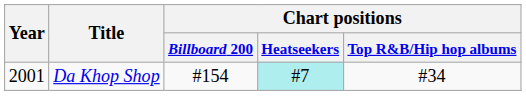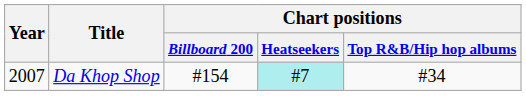(27, 76) 2001 -> (27, 76) 2007
